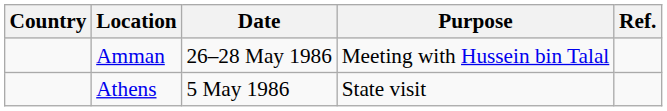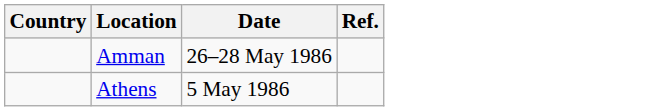- column: (475, 21)
